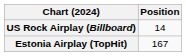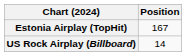rows swapped: (71, 43) <-> (71, 28)
